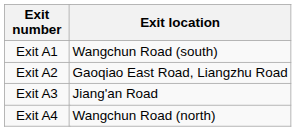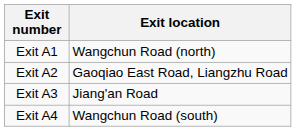(145, 51) Wangchun Road (south) -> (144, 51) Wangchun Road (north)
(144, 115) Wangchun Road (north) -> (145, 115) Wangchun Road (south)
